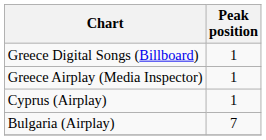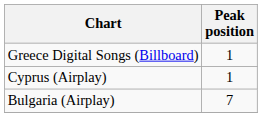- row: (105, 77)
